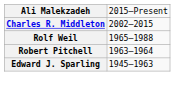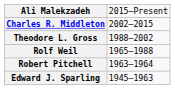+ row: (56, 38)
